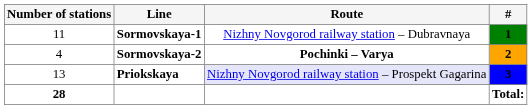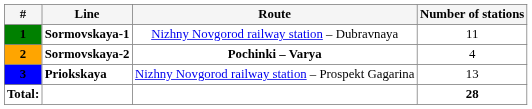columns swapped: (508, 14) <-> (59, 14)
(347, 74) lavender background -> (275, 74) no background
